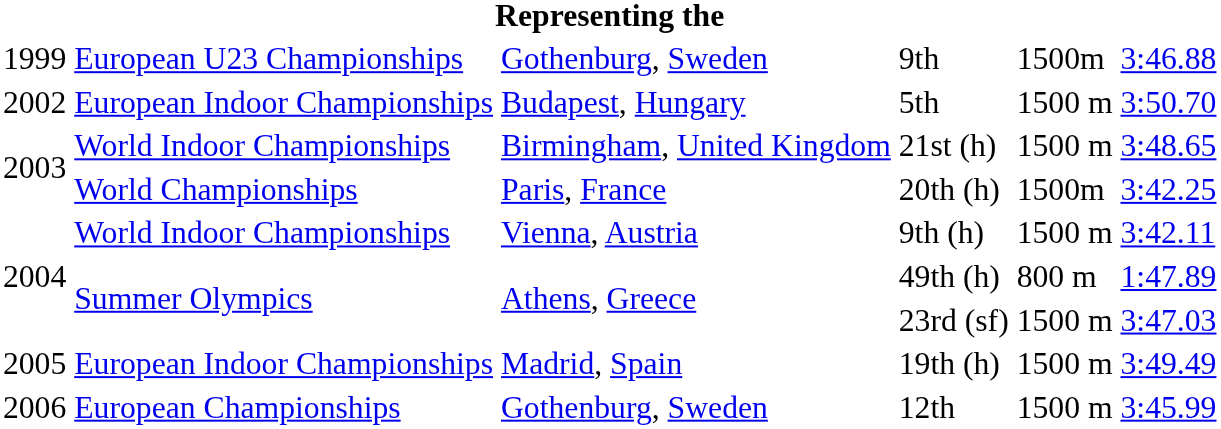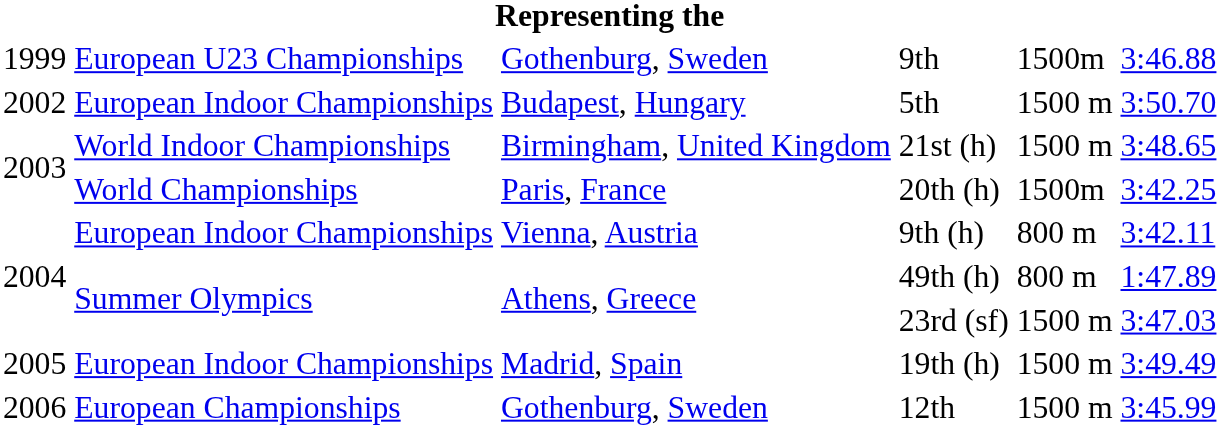(262, 233) World Indoor Championships -> (284, 233) European Indoor Championships
(1065, 233) 1500 m -> (1057, 233) 800 m
